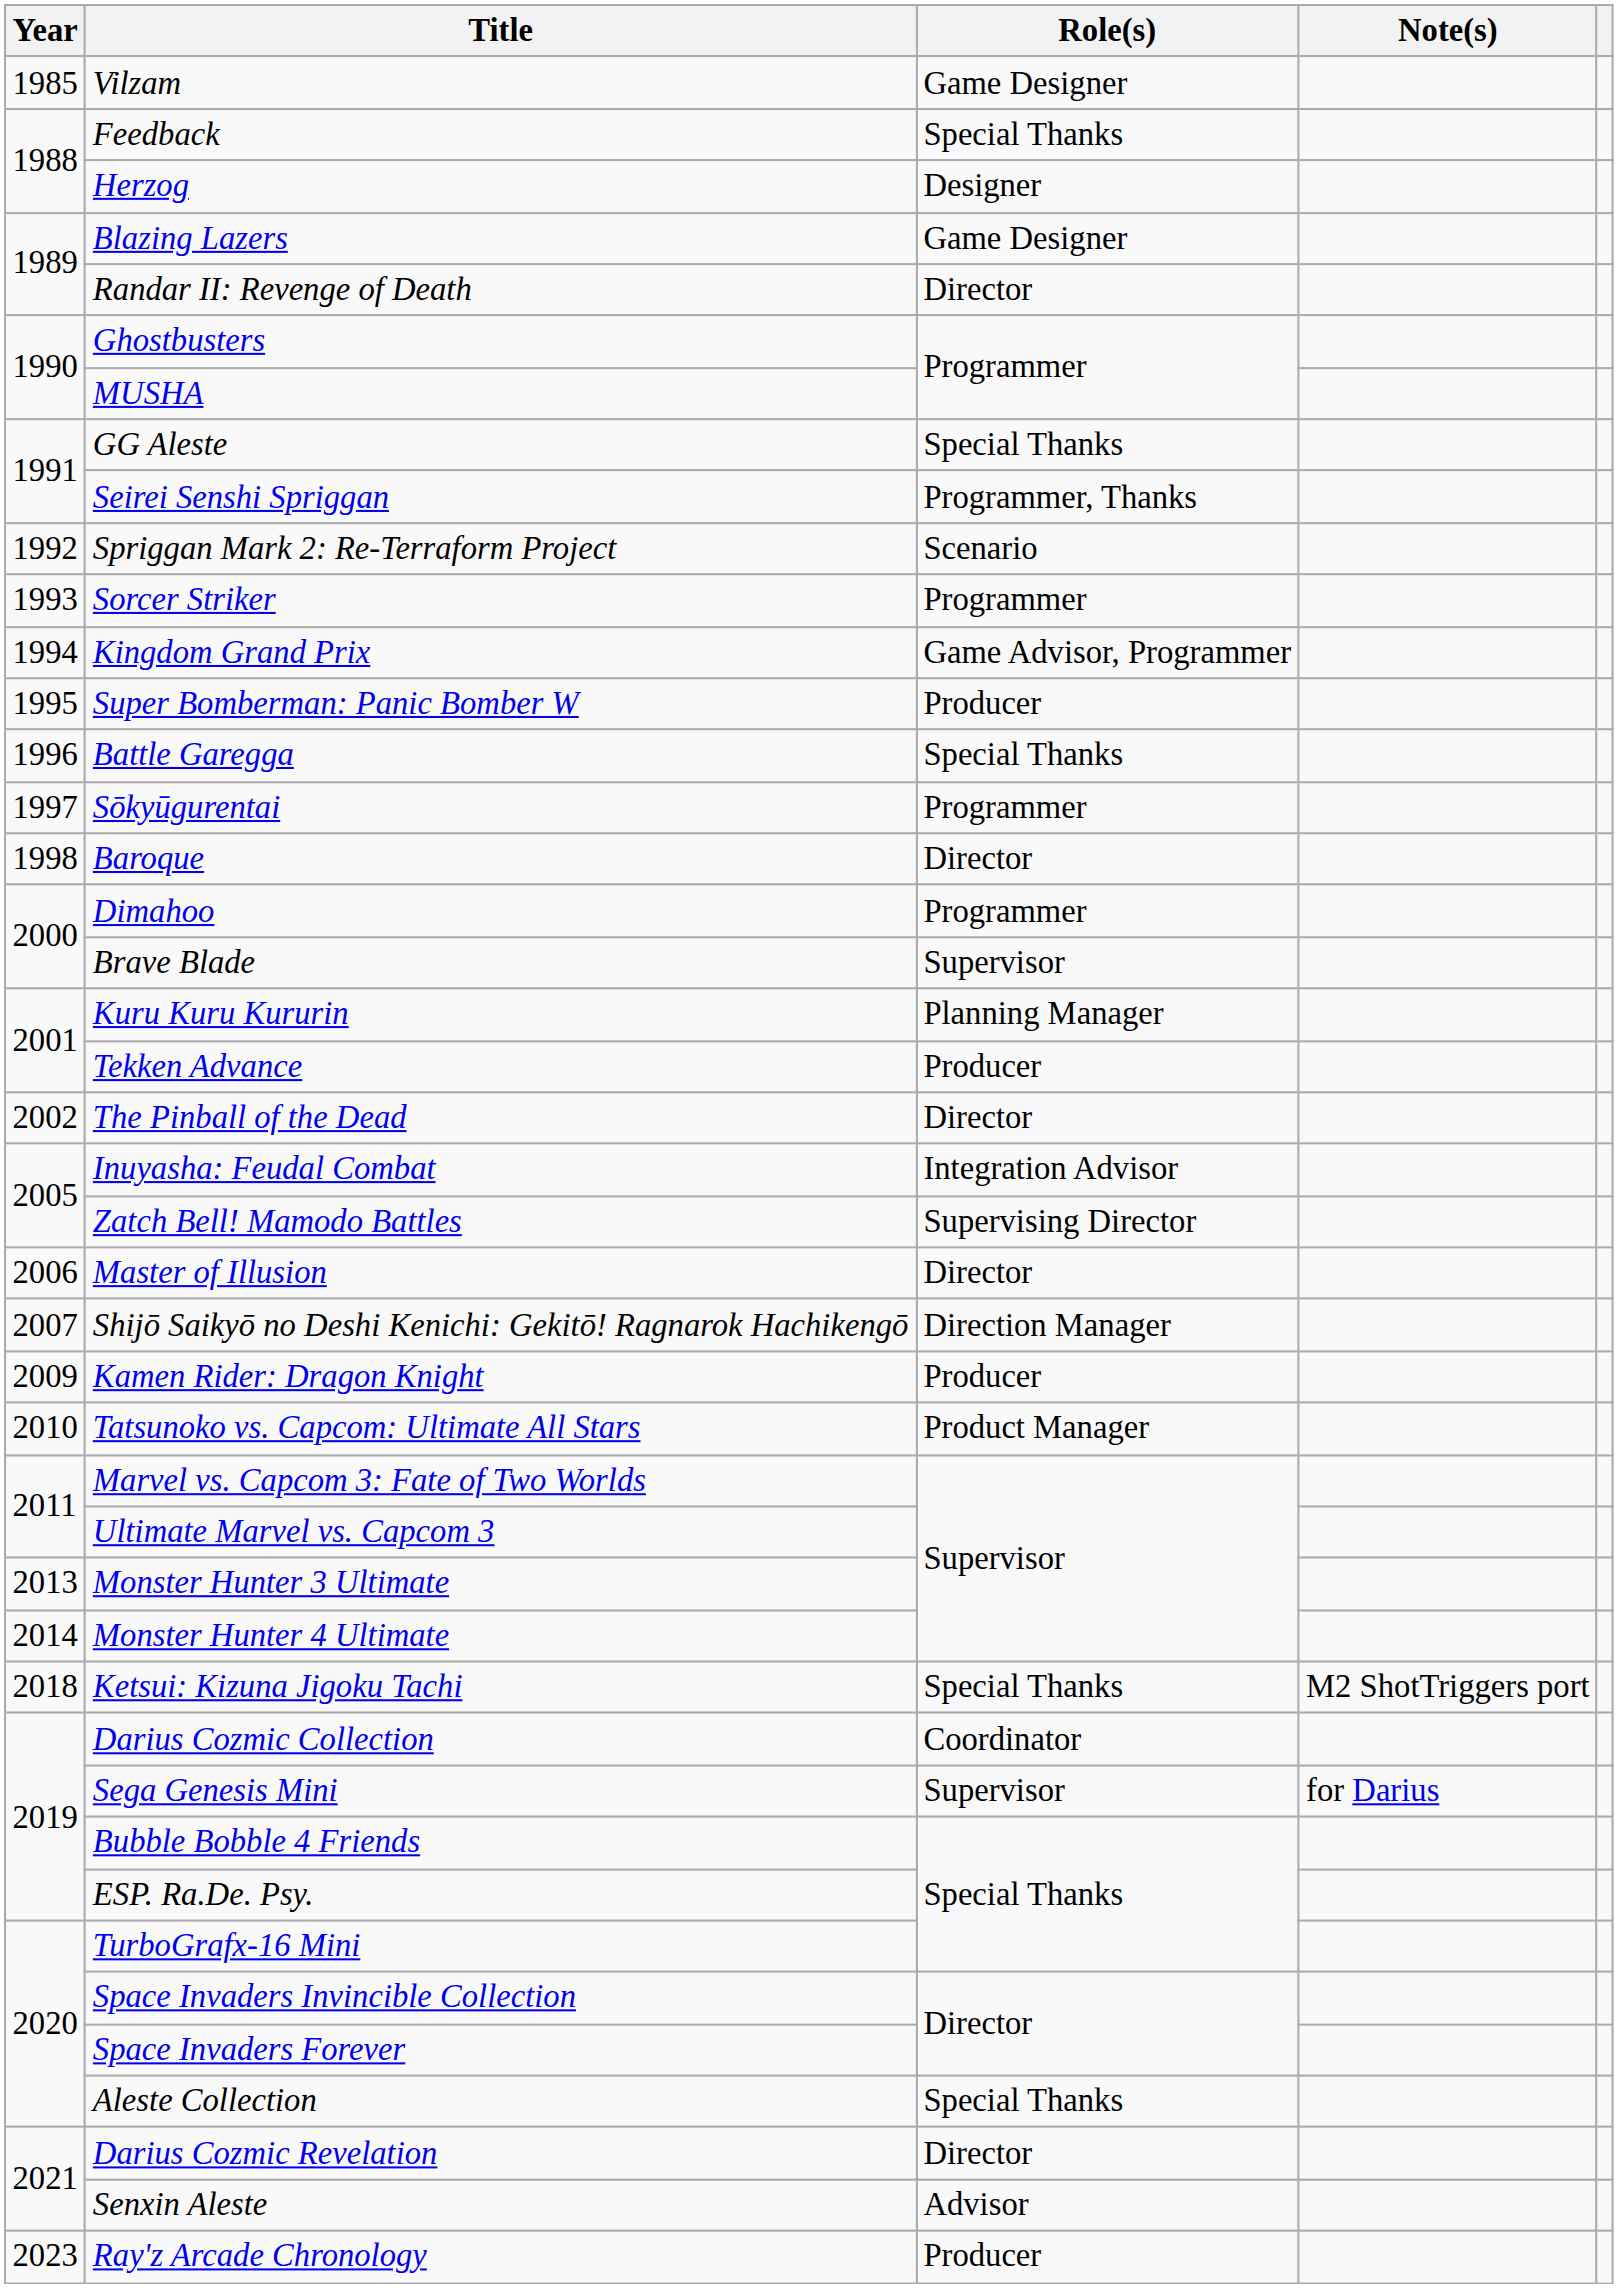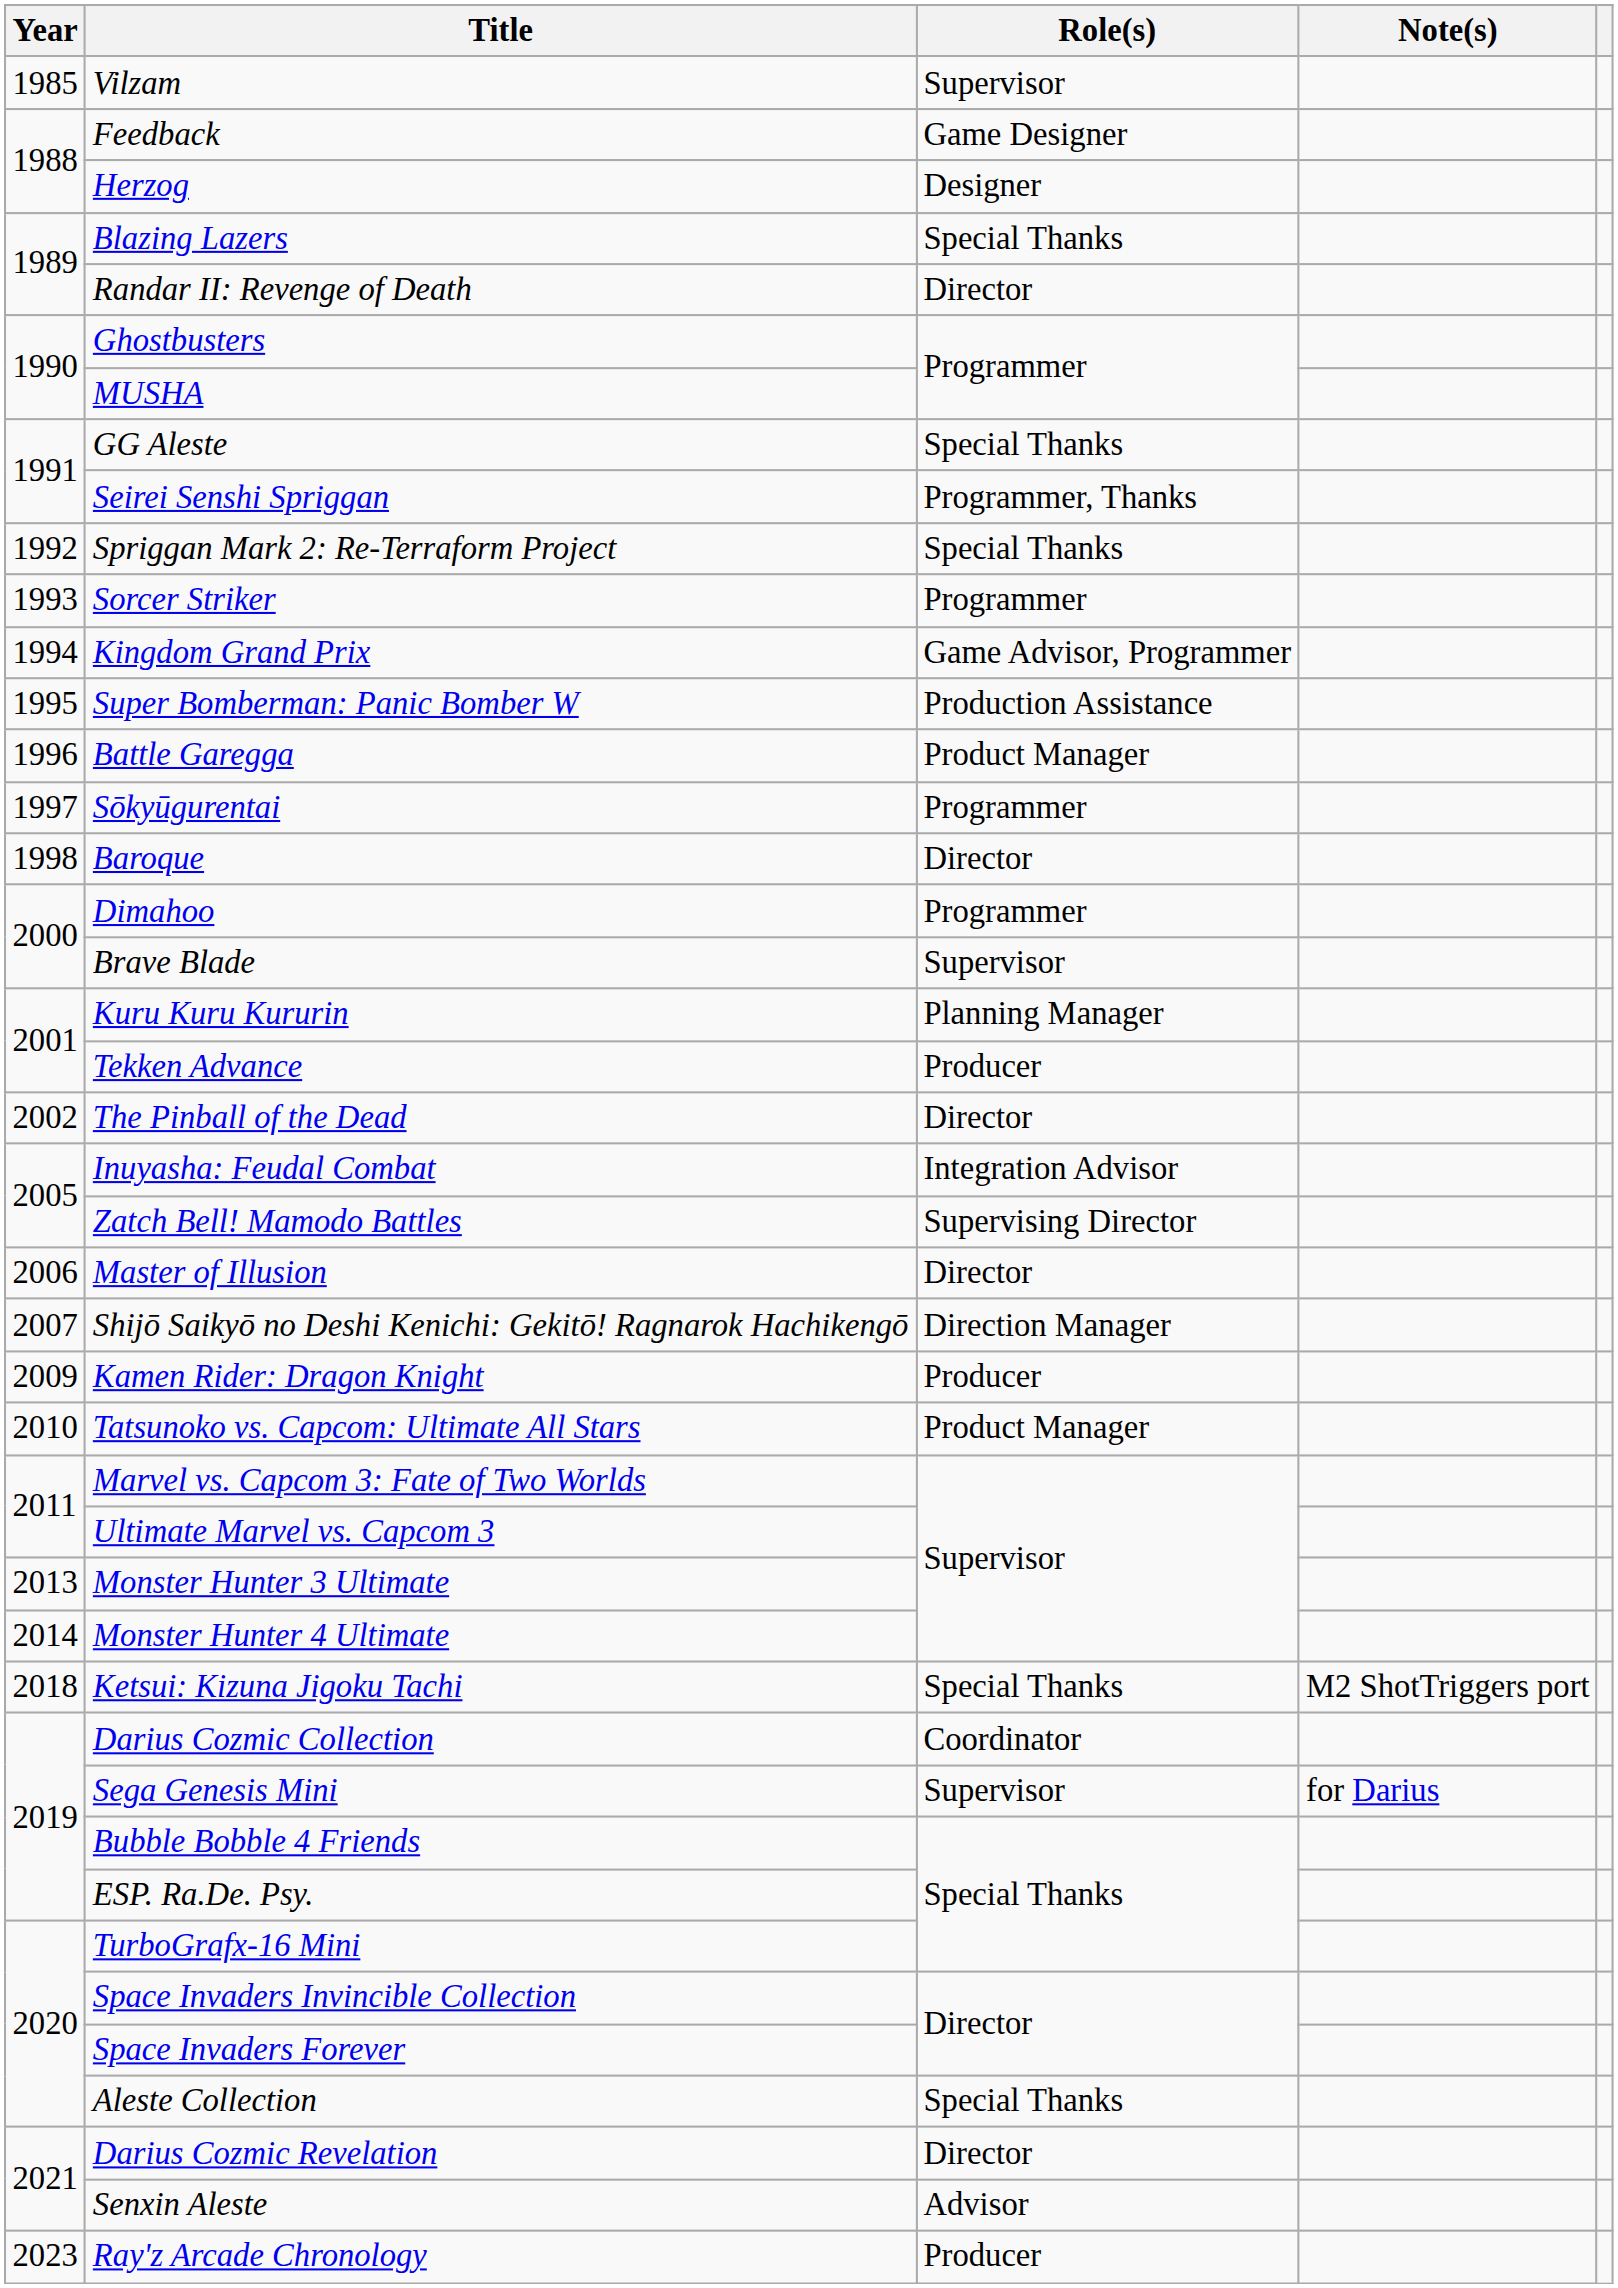(1025, 82) Game Designer -> (994, 82) Supervisor
(1023, 133) Special Thanks -> (1025, 133) Game Designer
(1025, 237) Game Designer -> (1023, 237) Special Thanks
(981, 548) Scenario -> (1023, 548) Special Thanks
(982, 703) Producer -> (1068, 703) Production Assistance
(1023, 755) Special Thanks -> (1036, 755) Product Manager
